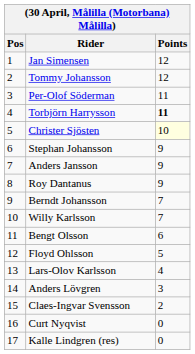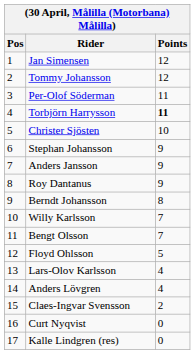(163, 130) lightyellow background -> (163, 130) no background
(161, 200) 7 -> (161, 200) 8
(161, 235) 6 -> (161, 235) 7
(161, 288) 3 -> (161, 288) 4
